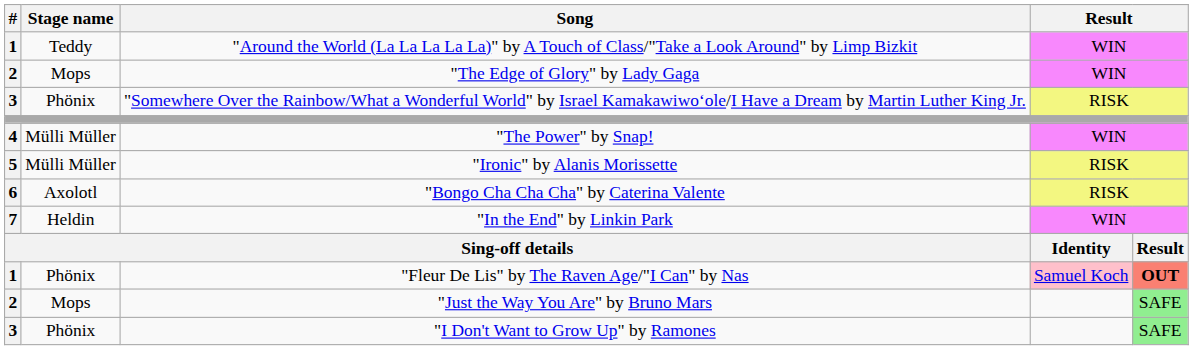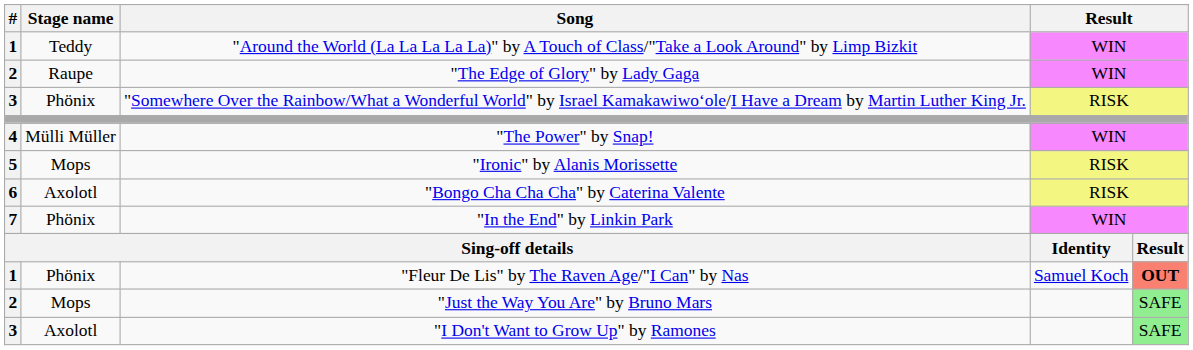(71, 73) Mops -> (71, 73) Raupe
(71, 164) Mülli Müller -> (71, 164) Mops
(71, 219) Heldin -> (71, 219) Phönix
(1081, 275) pink background -> (1081, 275) no background
(71, 330) Phönix -> (71, 330) Axolotl
